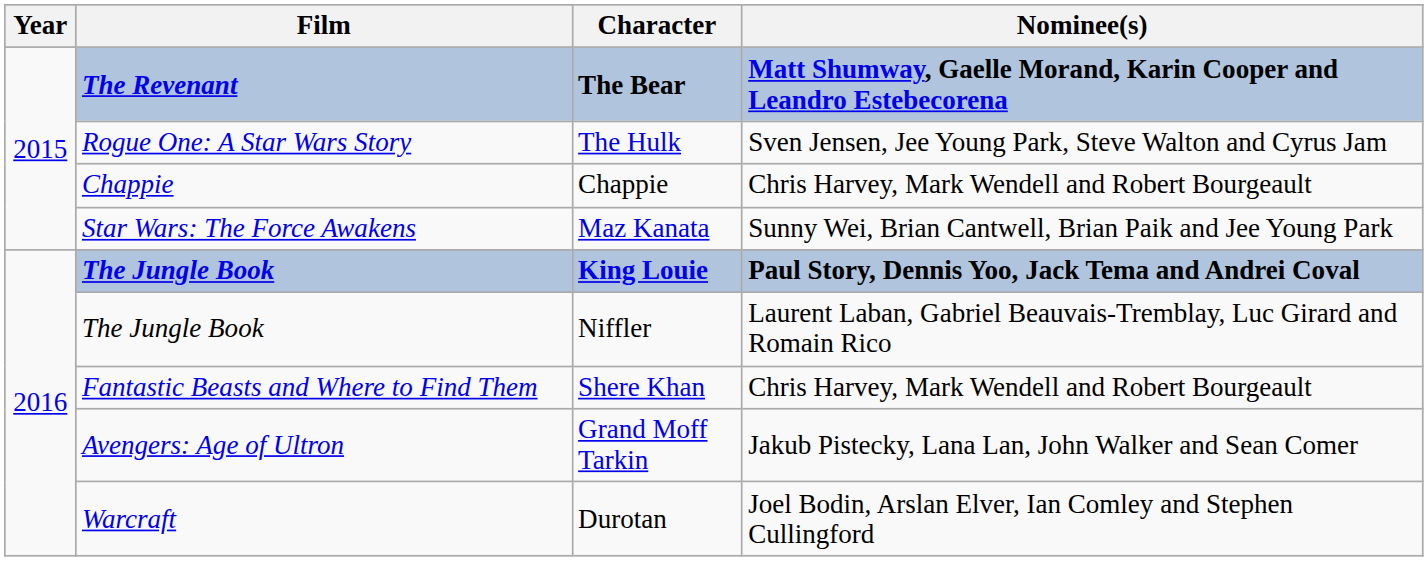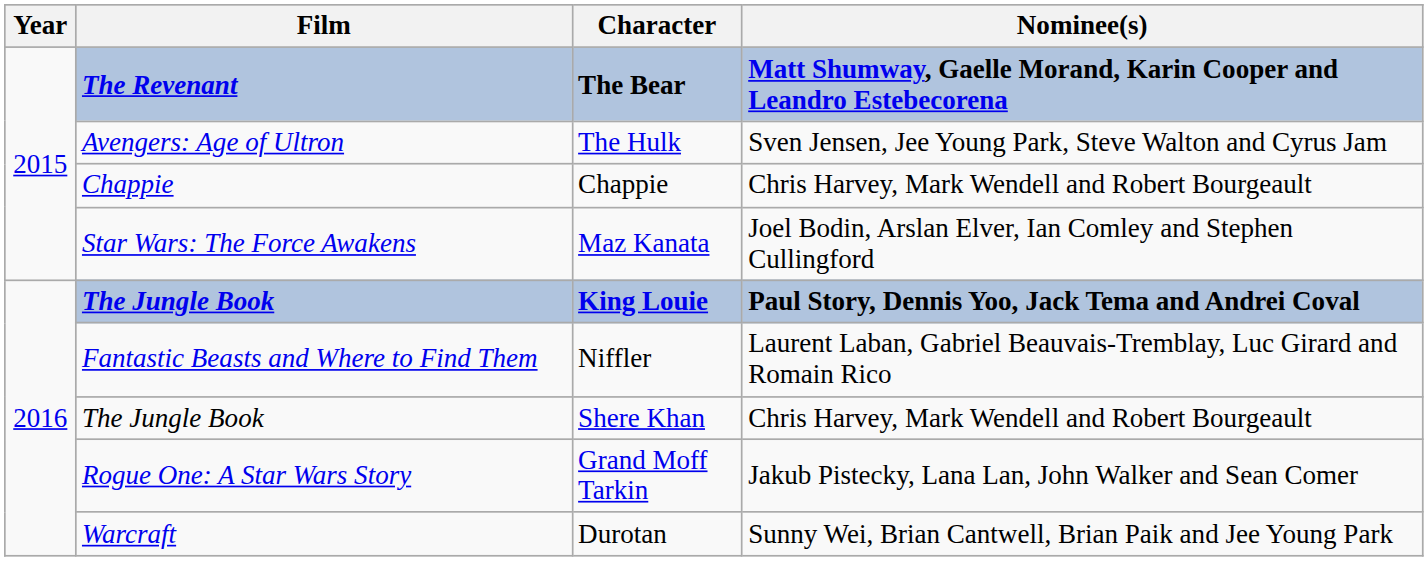(247, 142) Rogue One: A Star Wars Story -> (213, 142) Avengers: Age of Ultron
(1071, 227) Sunny Wei, Brian Cantwell, Brian Paik and Jee Young Park -> (1021, 243) Joel Bodin, Arslan Elver, Ian Comley and Stephen Cullingford
(173, 328) The Jungle Book -> (310, 359) Fantastic Beasts and Where to Find Them
(310, 386) Fantastic Beasts and Where to Find Them -> (173, 417) The Jungle Book
(213, 445) Avengers: Age of Ultron -> (247, 475) Rogue One: A Star Wars Story
(1021, 518) Joel Bodin, Arslan Elver, Ian Comley and Stephen Cullingford -> (1071, 533) Sunny Wei, Brian Cantwell, Brian Paik and Jee Young Park
